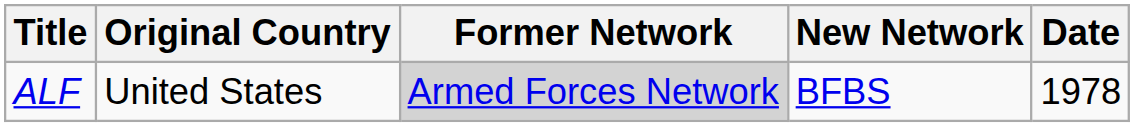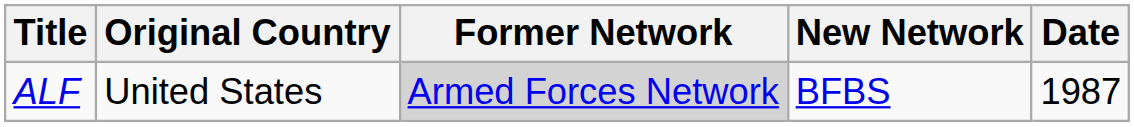(1081, 90) 1978 -> (1081, 90) 1987
